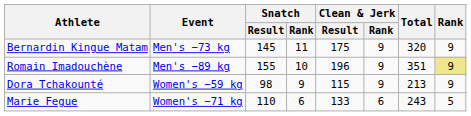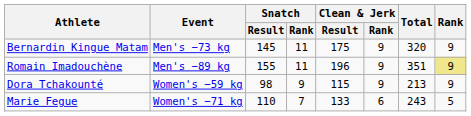(301, 66) 10 -> (301, 66) 11
(301, 101) 6 -> (301, 101) 7
